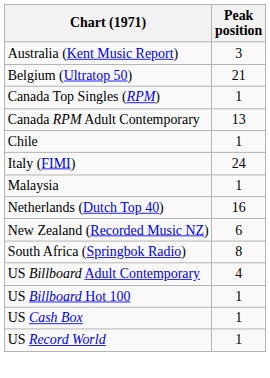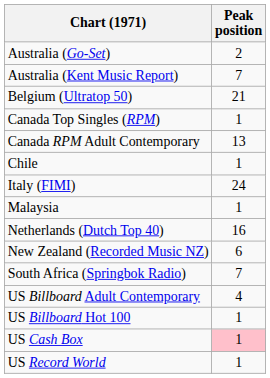+ row: (59, 53)
(239, 53) 3 -> (239, 75) 7
(239, 251) 8 -> (239, 274) 7
(239, 318) no background -> (239, 340) pink background
